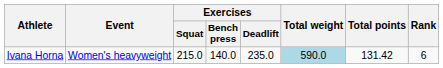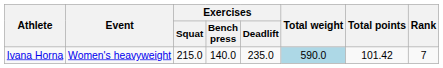(377, 56) 131.42 -> (377, 56) 101.42
(424, 56) 6 -> (424, 56) 7
